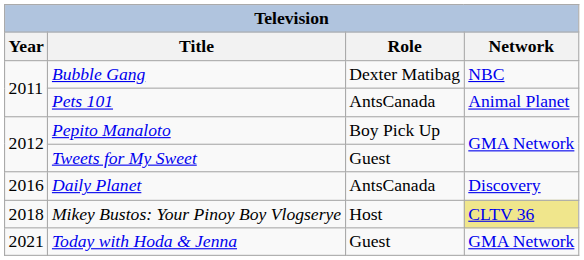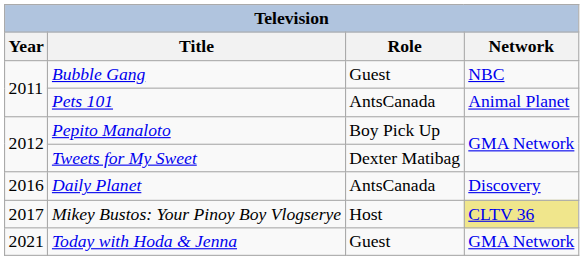(405, 74) Dexter Matibag -> (370, 74) Guest
(370, 158) Guest -> (405, 158) Dexter Matibag
(26, 213) 2018 -> (26, 213) 2017
